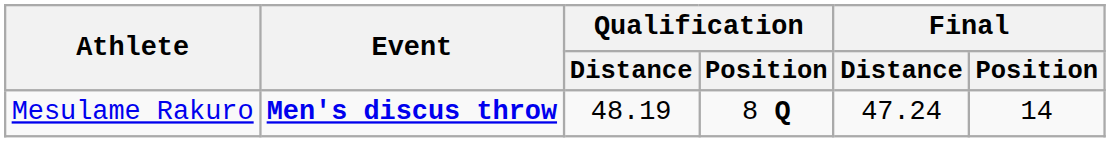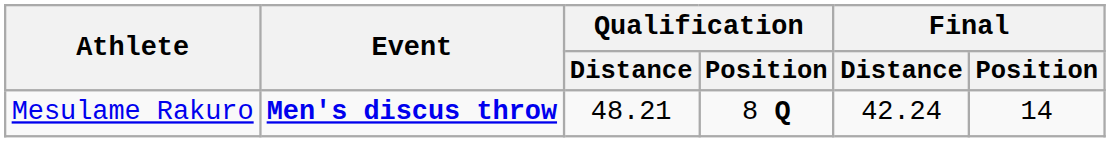(631, 113) 48.19 -> (631, 113) 48.21
(902, 113) 47.24 -> (902, 113) 42.24
